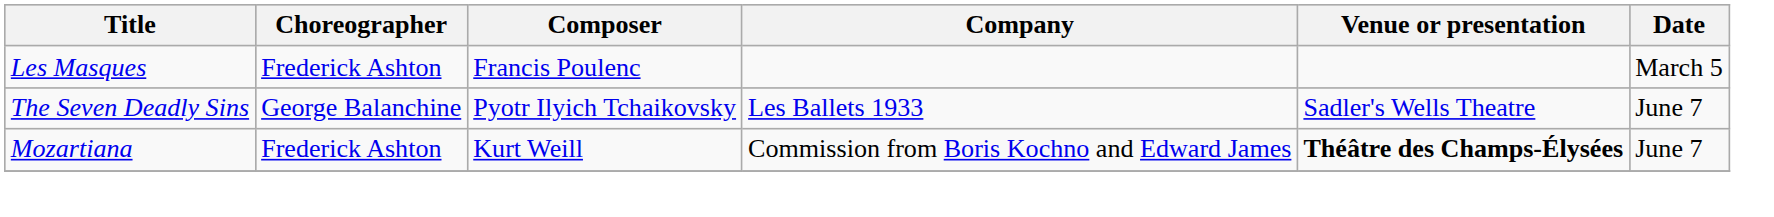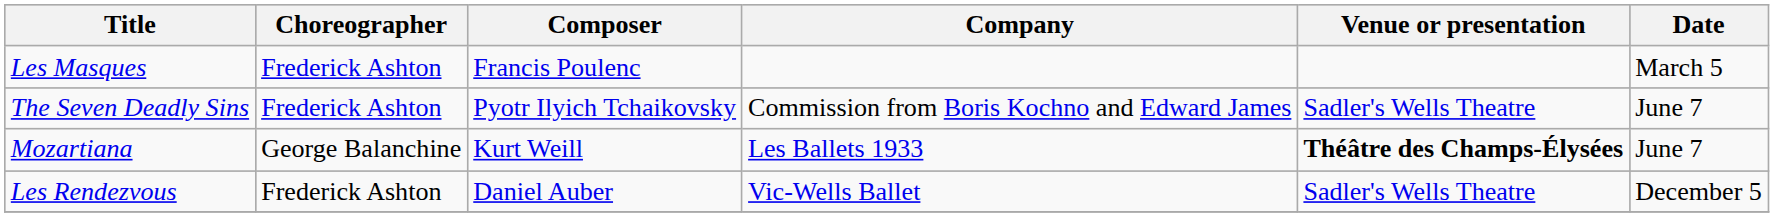(361, 107) George Balanchine -> (351, 107) Frederick Ashton
(836, 107) Les Ballets 1933 -> (1020, 107) Commission from Boris Kochno and Edward James
(351, 149) Frederick Ashton -> (361, 149) George Balanchine
(1020, 149) Commission from Boris Kochno and Edward James -> (836, 149) Les Ballets 1933
+ row: (94, 190)
